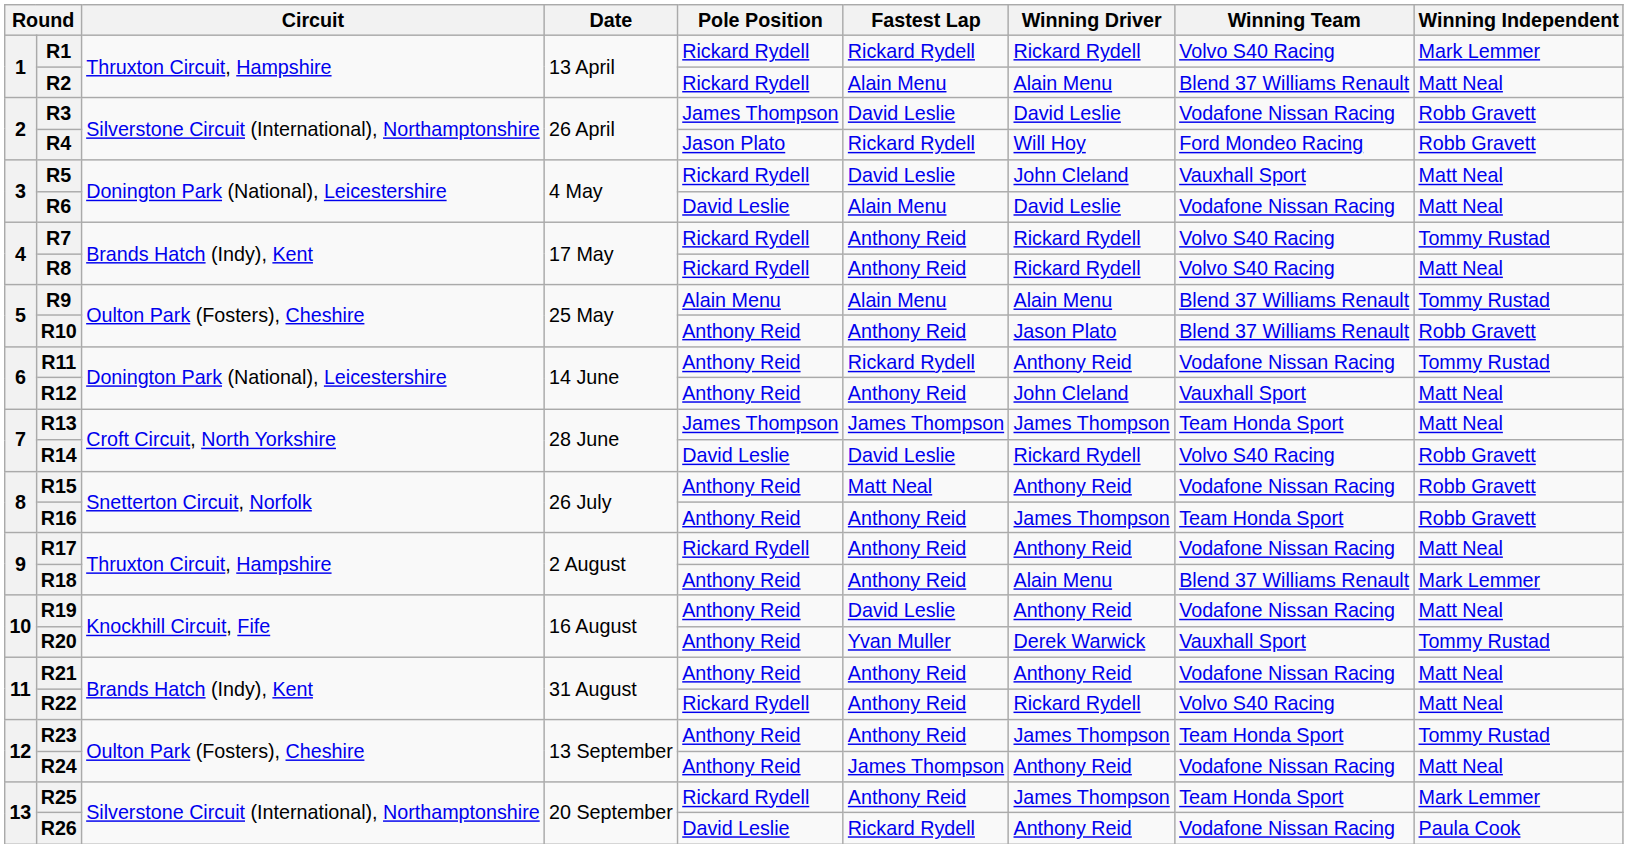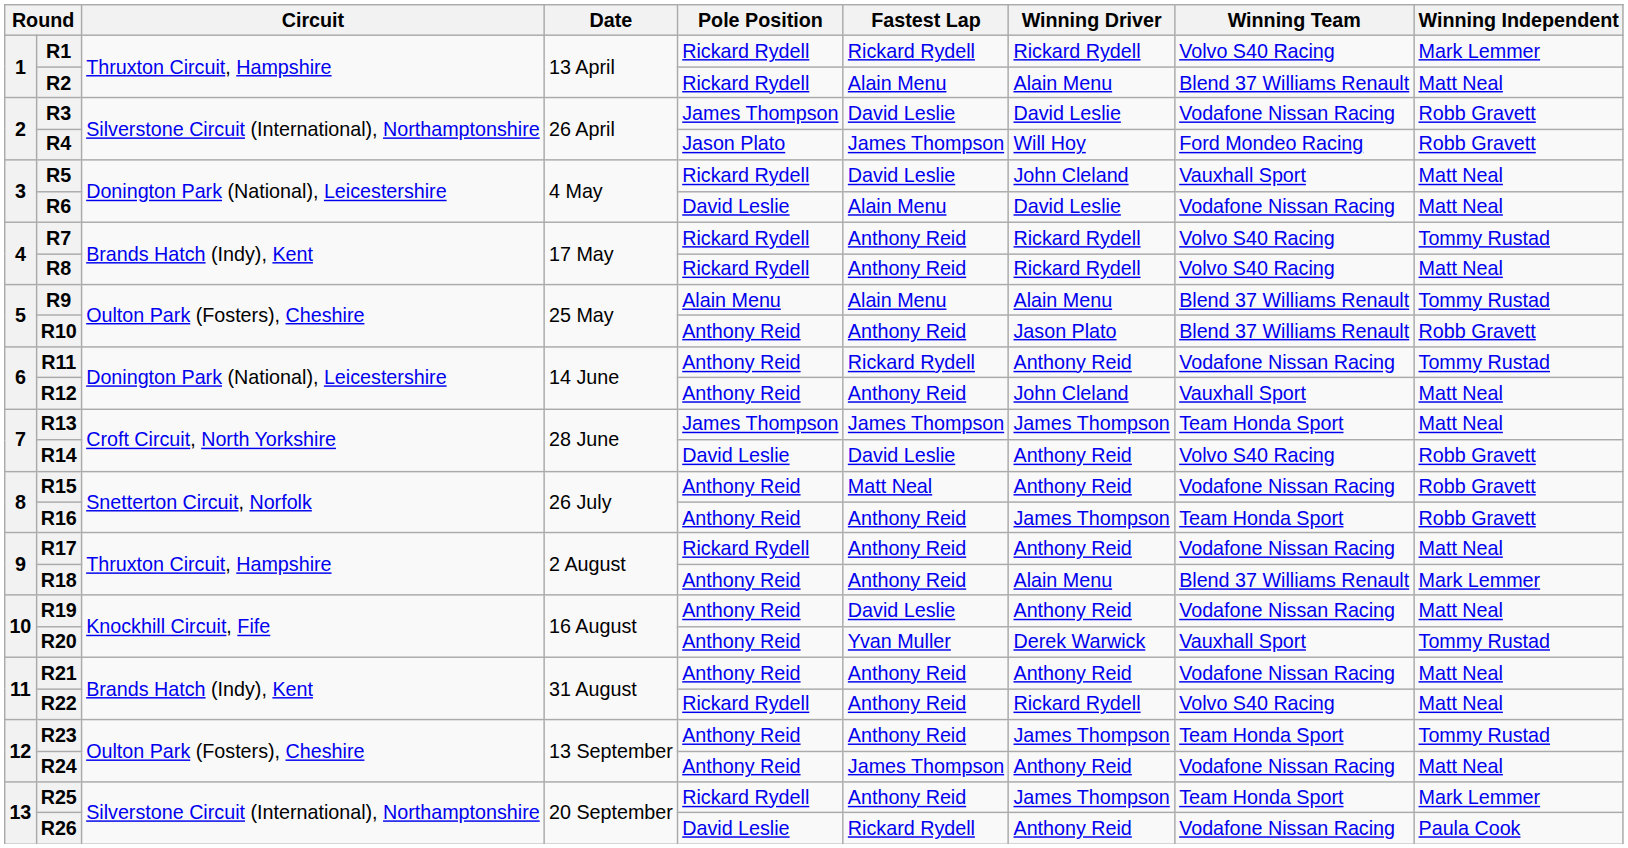(911, 144) Rickard Rydell -> (926, 144) James Thompson
(1077, 455) Rickard Rydell -> (1073, 455) Anthony Reid
